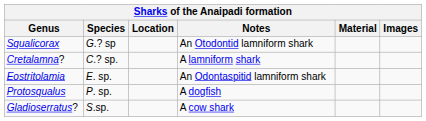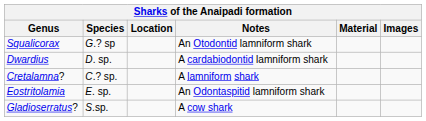+ row: (28, 60)
- row: (36, 92)
